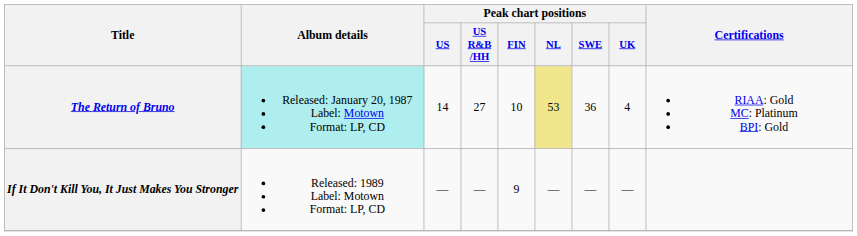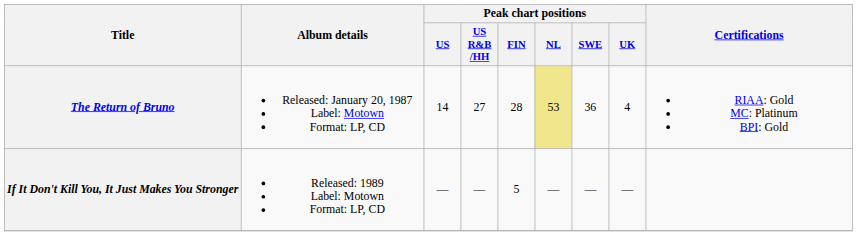(333, 114) paleturquoise background -> (333, 114) no background
(516, 107) 10 -> (516, 107) 28
(516, 189) 9 -> (516, 189) 5
